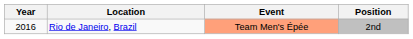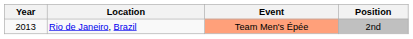(26, 27) 2016 -> (26, 27) 2013
